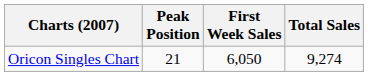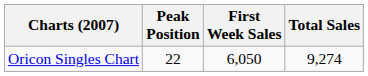(173, 58) 21 -> (173, 58) 22
